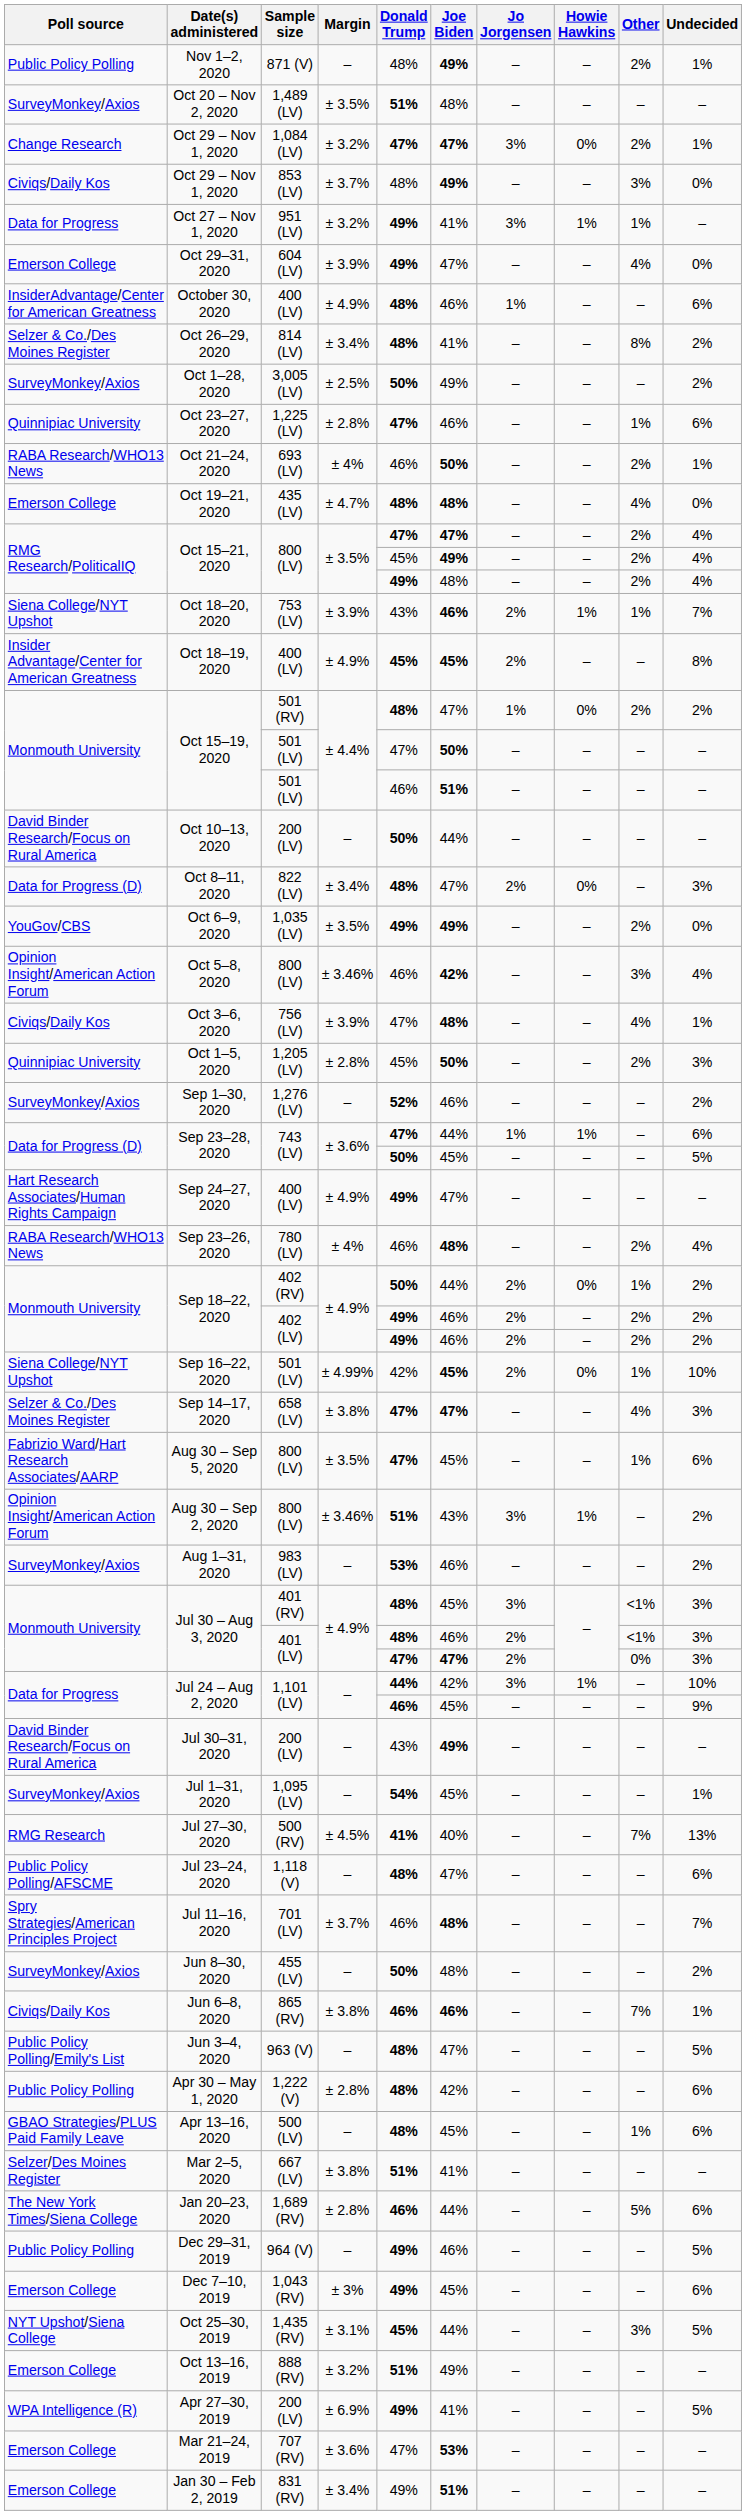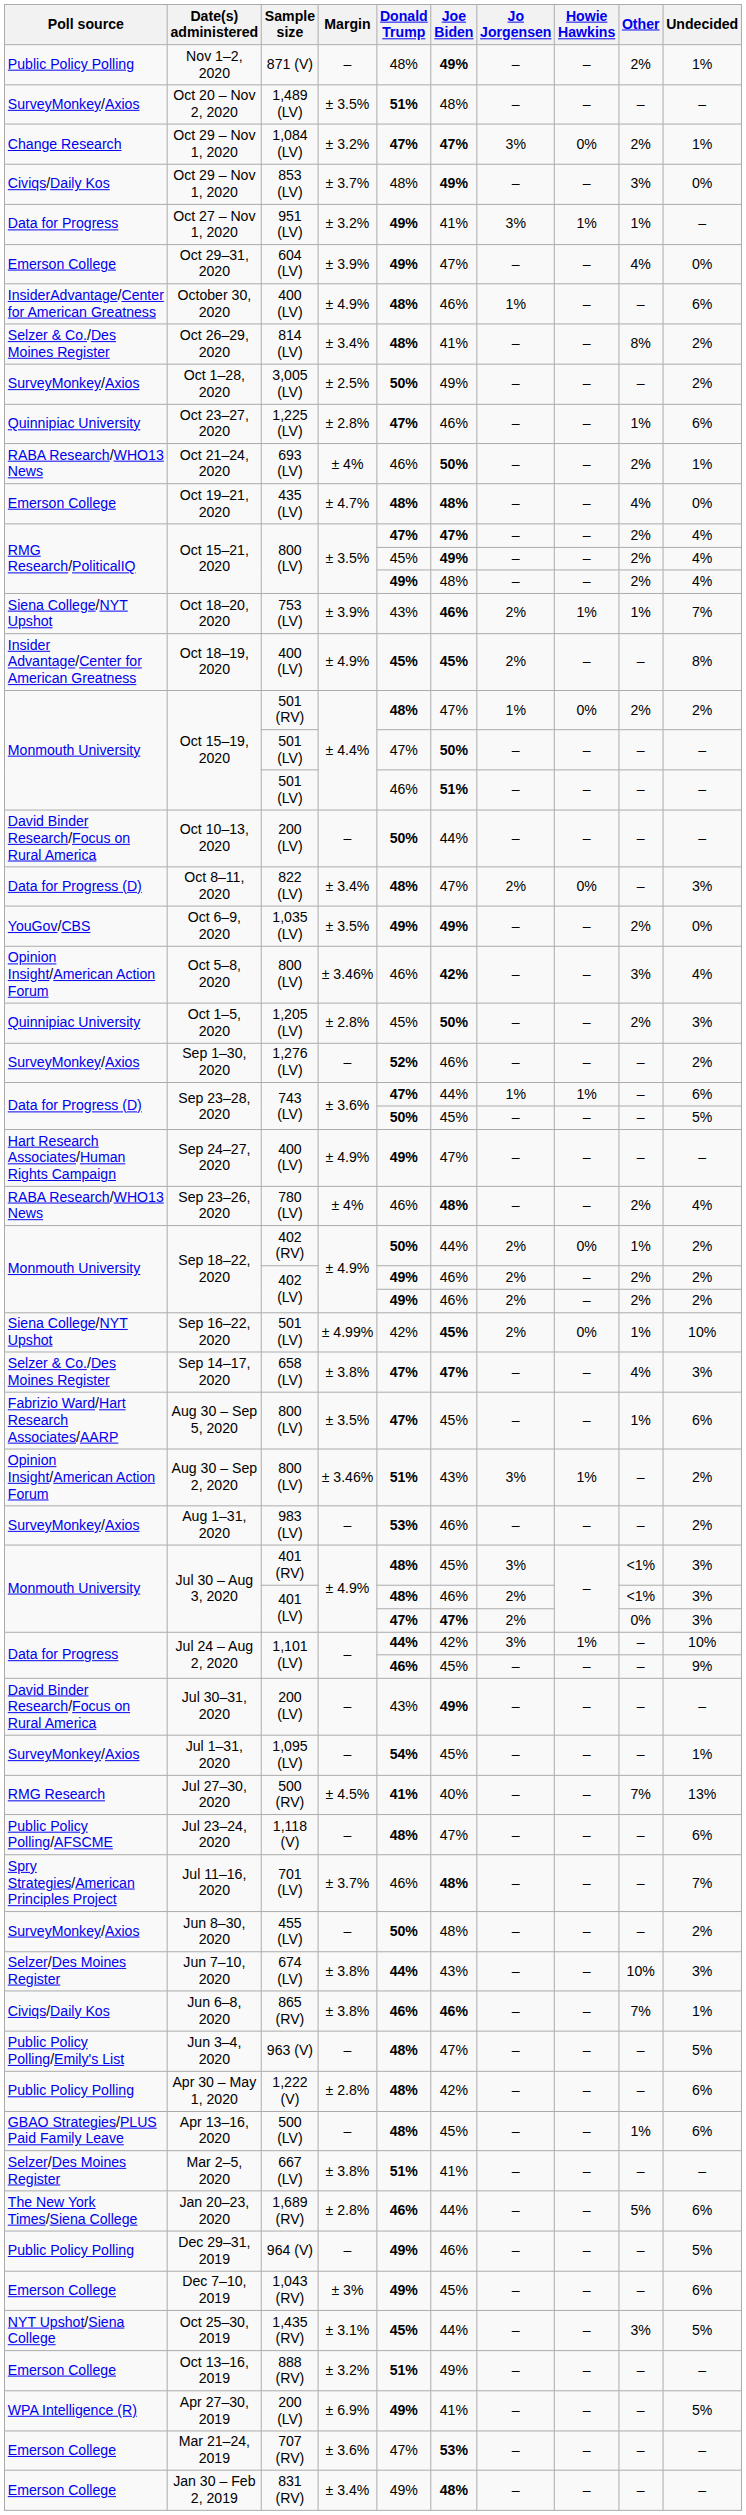- row: (214, 1023)
+ row: (214, 1971)
(454, 2490) 51% -> (454, 2490) 48%
